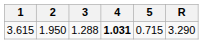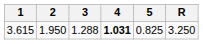(149, 30) 0.715 -> (149, 30) 0.825
(182, 30) 3.290 -> (182, 30) 3.250
